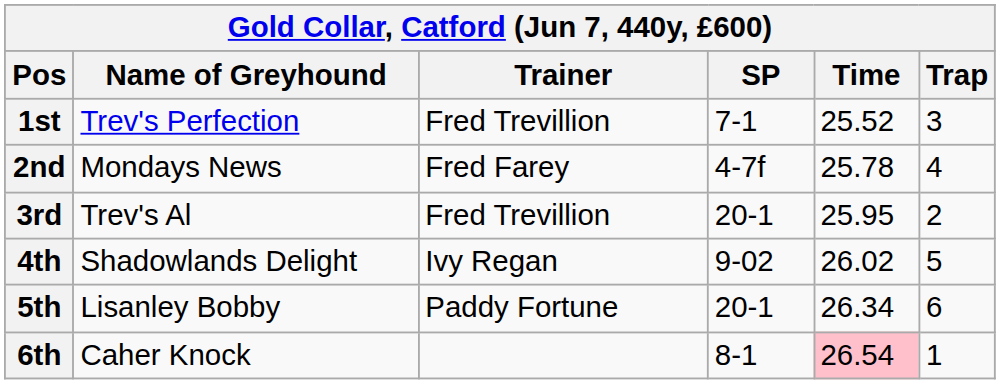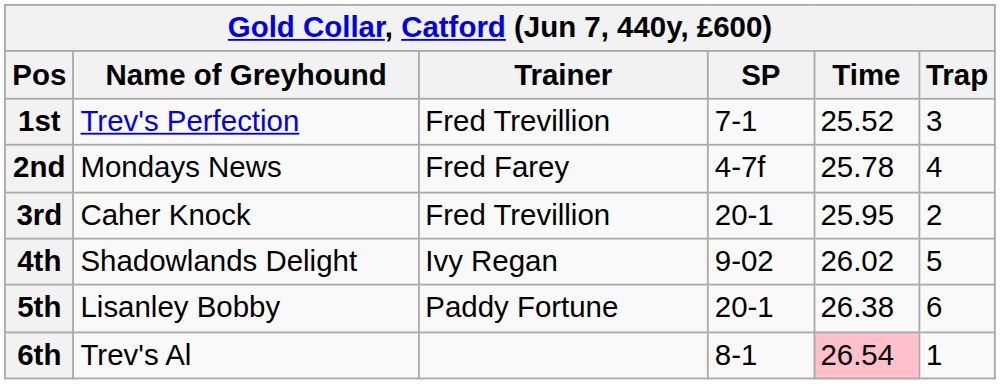(136, 214) Trev's Al -> (166, 214) Caher Knock
(857, 307) 26.34 -> (857, 307) 26.38
(166, 354) Caher Knock -> (136, 354) Trev's Al
